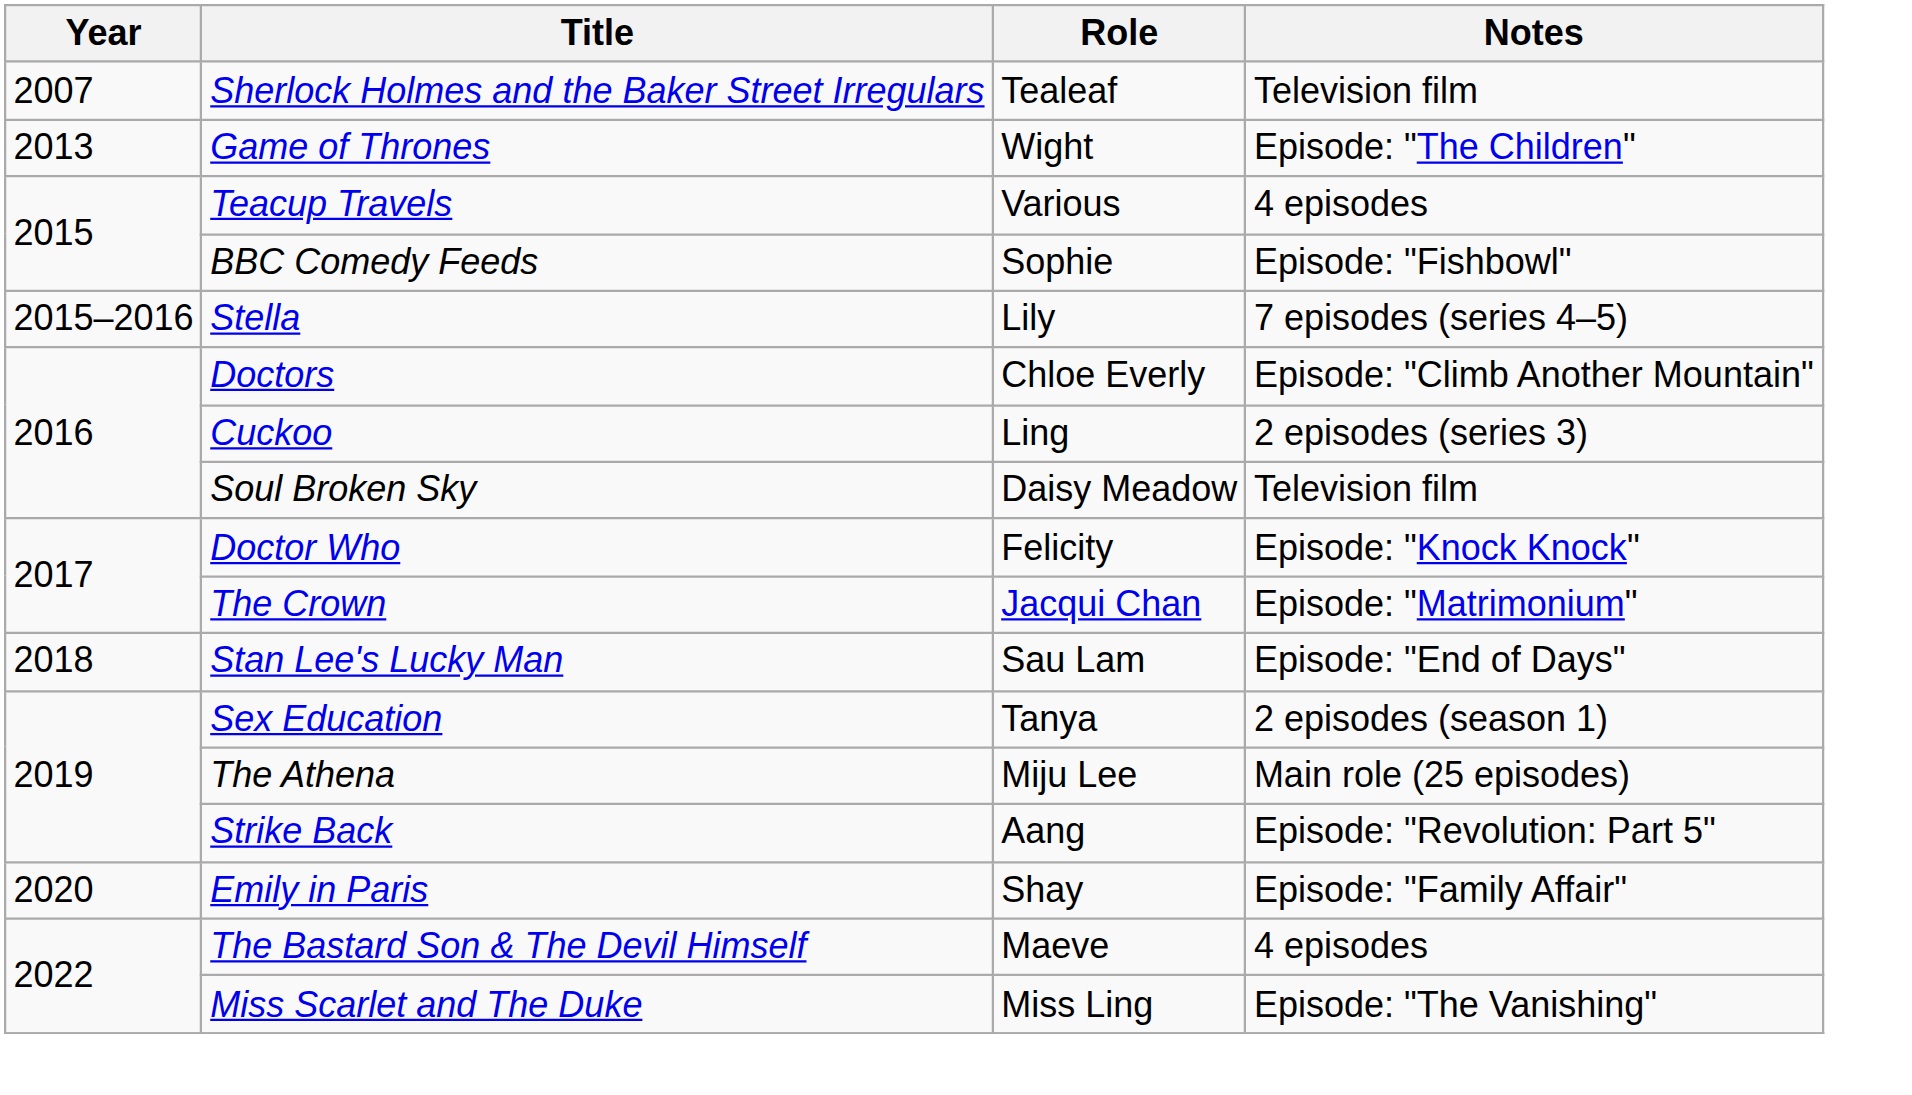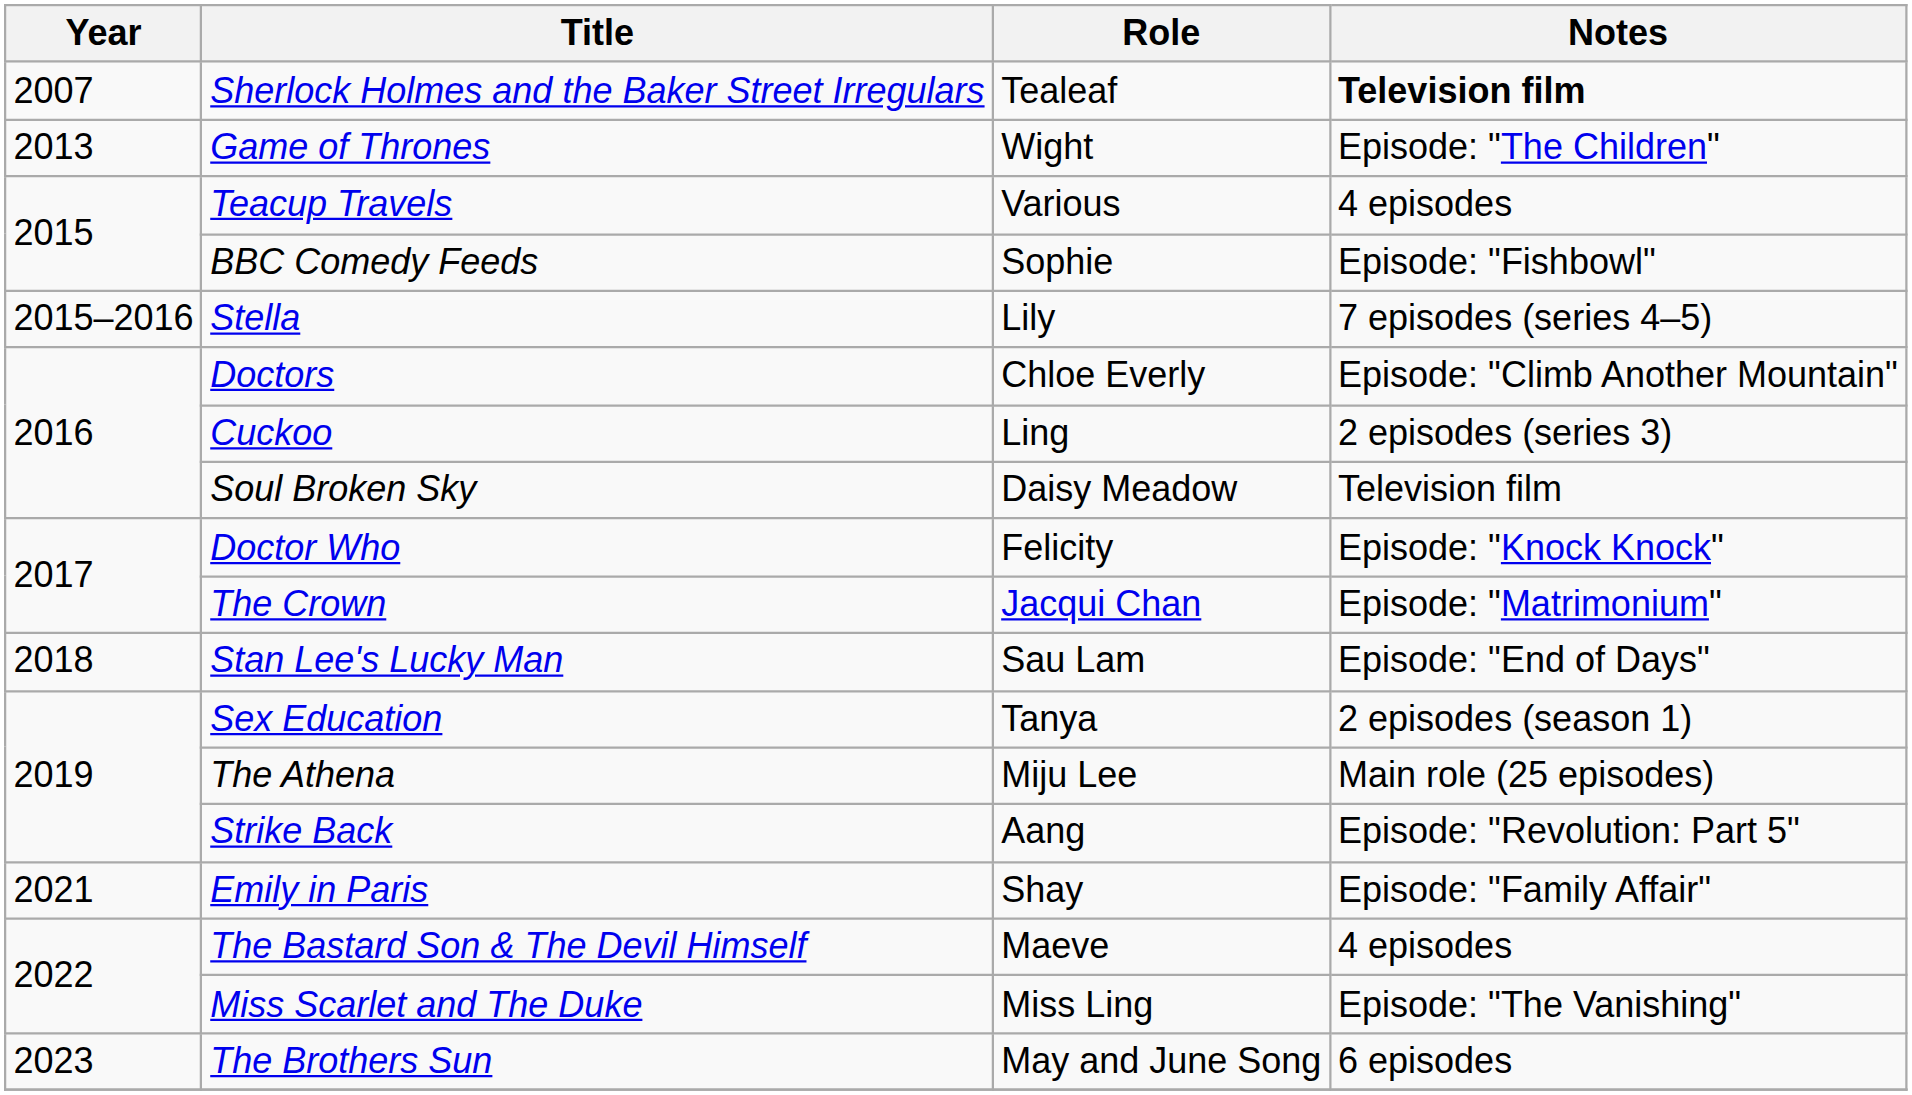(1366, 90) normal -> (1462, 90) bold
(53, 889) 2020 -> (53, 889) 2021
+ row: (351, 1060)
